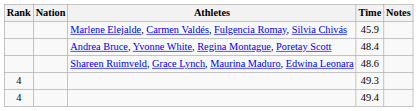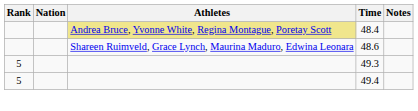- row: (370, 30)
(201, 47) no background -> (201, 30) khaki background
(19, 81) 4 -> (19, 64) 5
(19, 98) 4 -> (19, 81) 5
